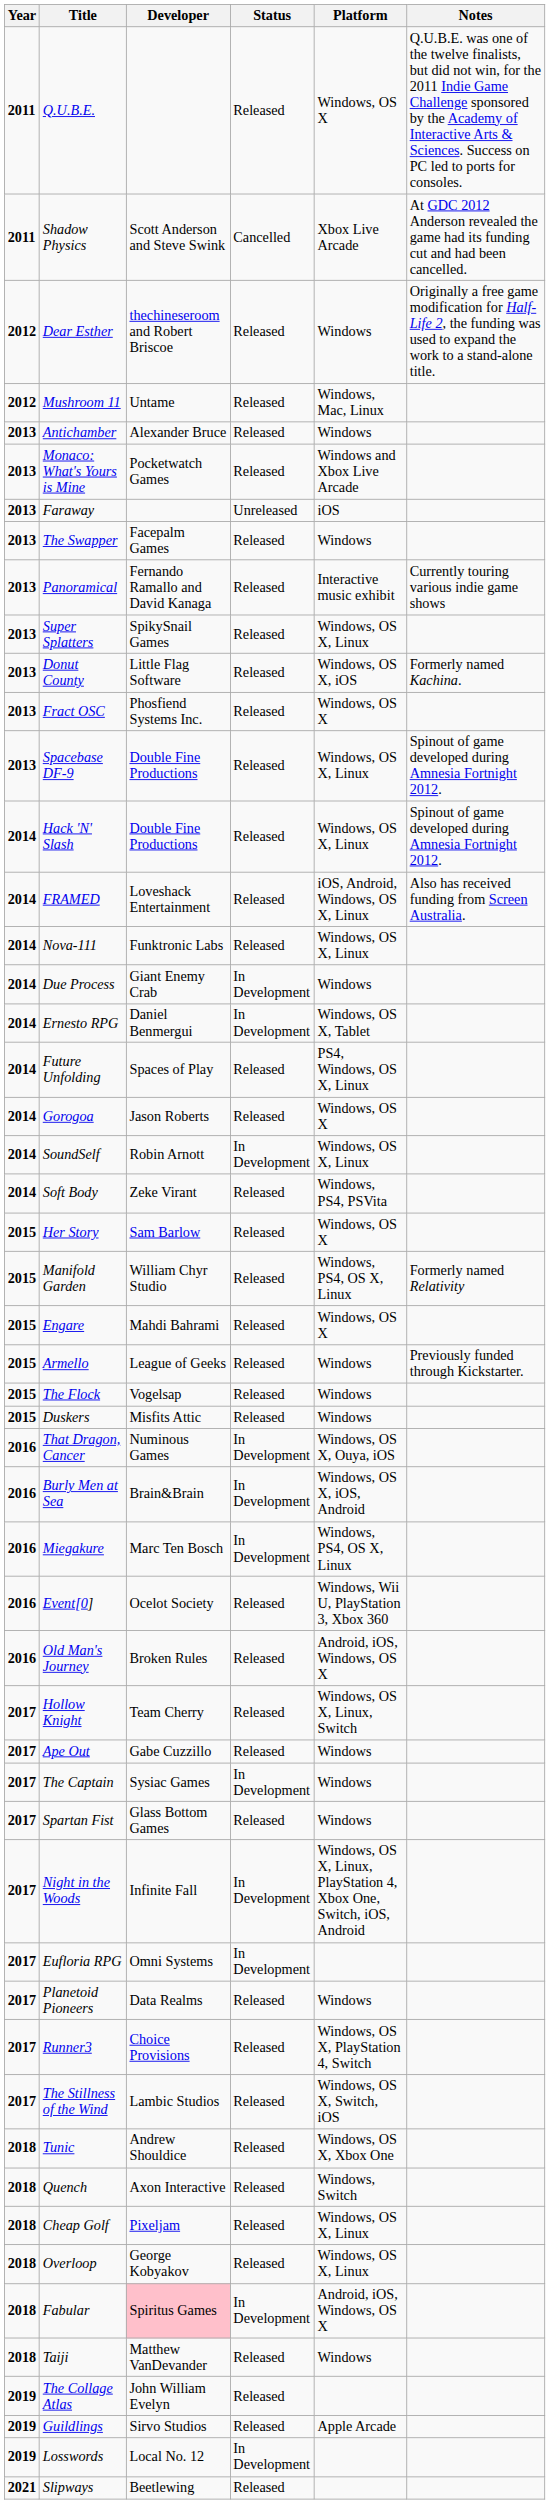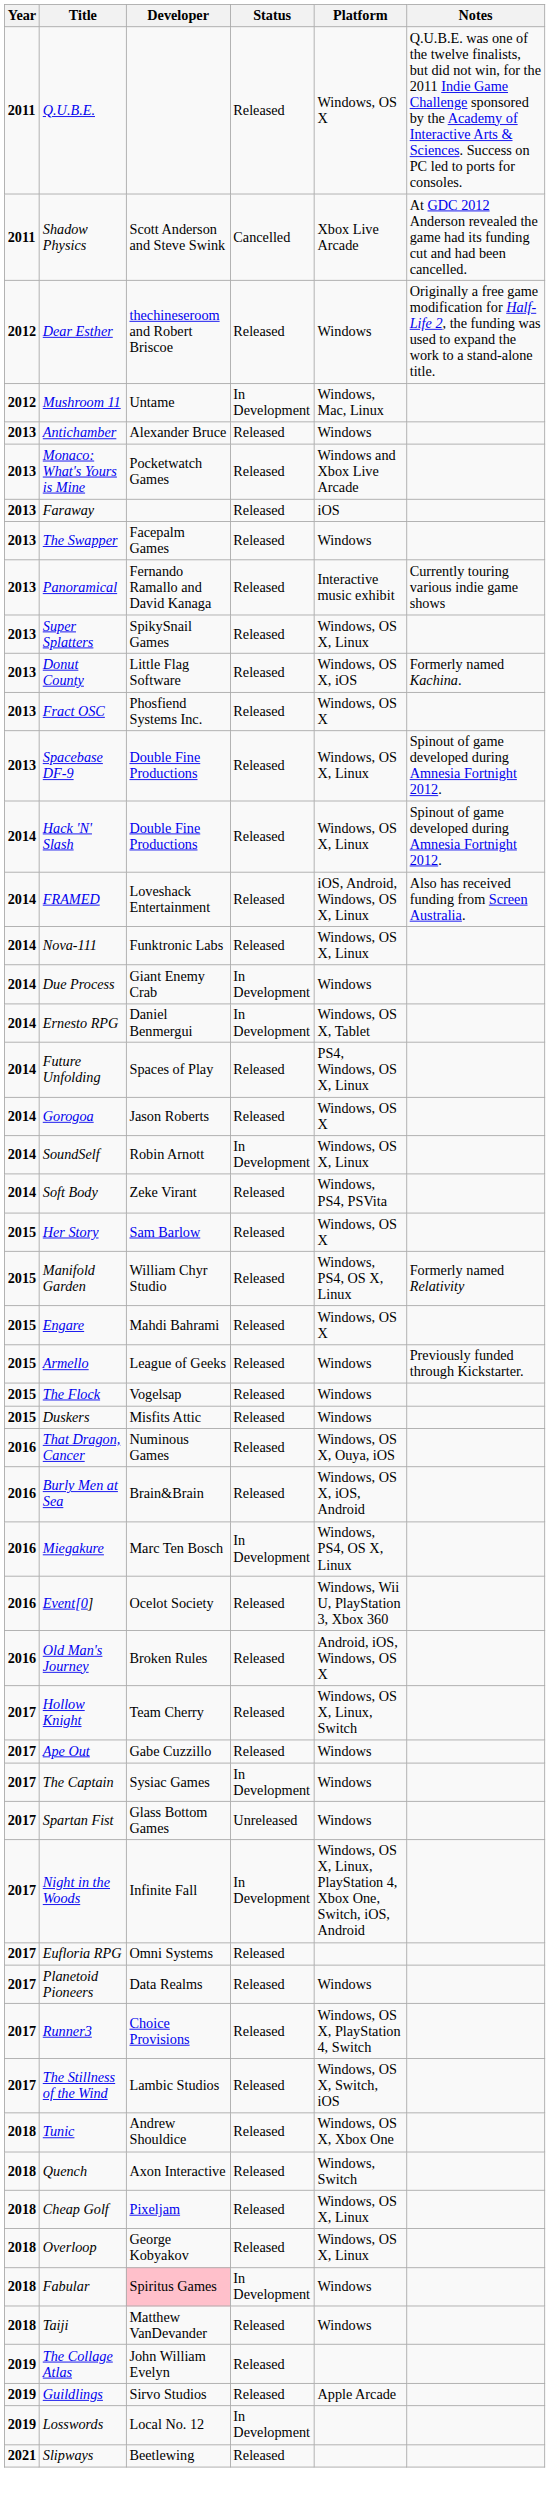(259, 402) Released -> (272, 402) In Development
(265, 510) Unreleased -> (259, 510) Released
(272, 1447) In Development -> (259, 1447) Released
(272, 1494) In Development -> (259, 1494) Released
(259, 1820) Released -> (265, 1820) Unreleased
(272, 1961) In Development -> (259, 1953) Released
(358, 2310) Android, iOS, Windows, OS X -> (345, 2286) Windows
